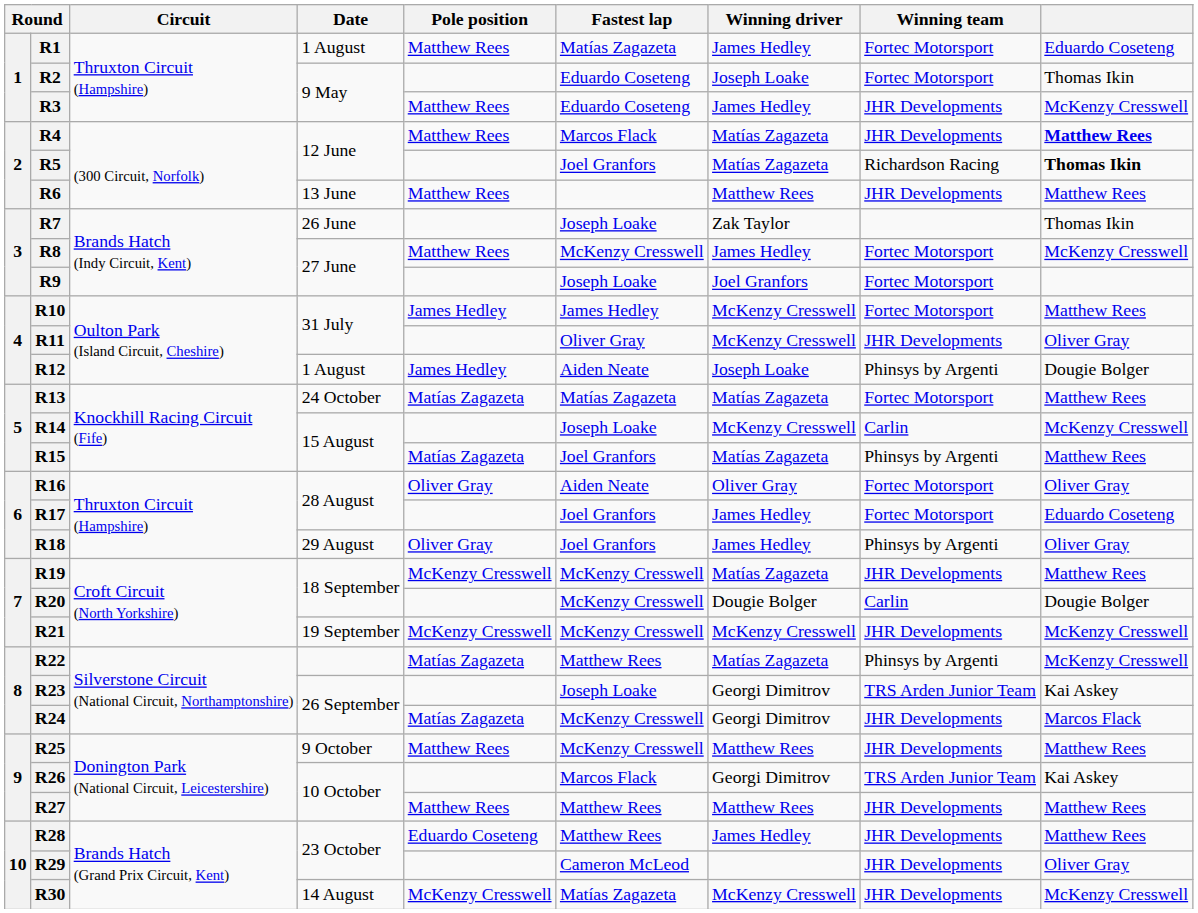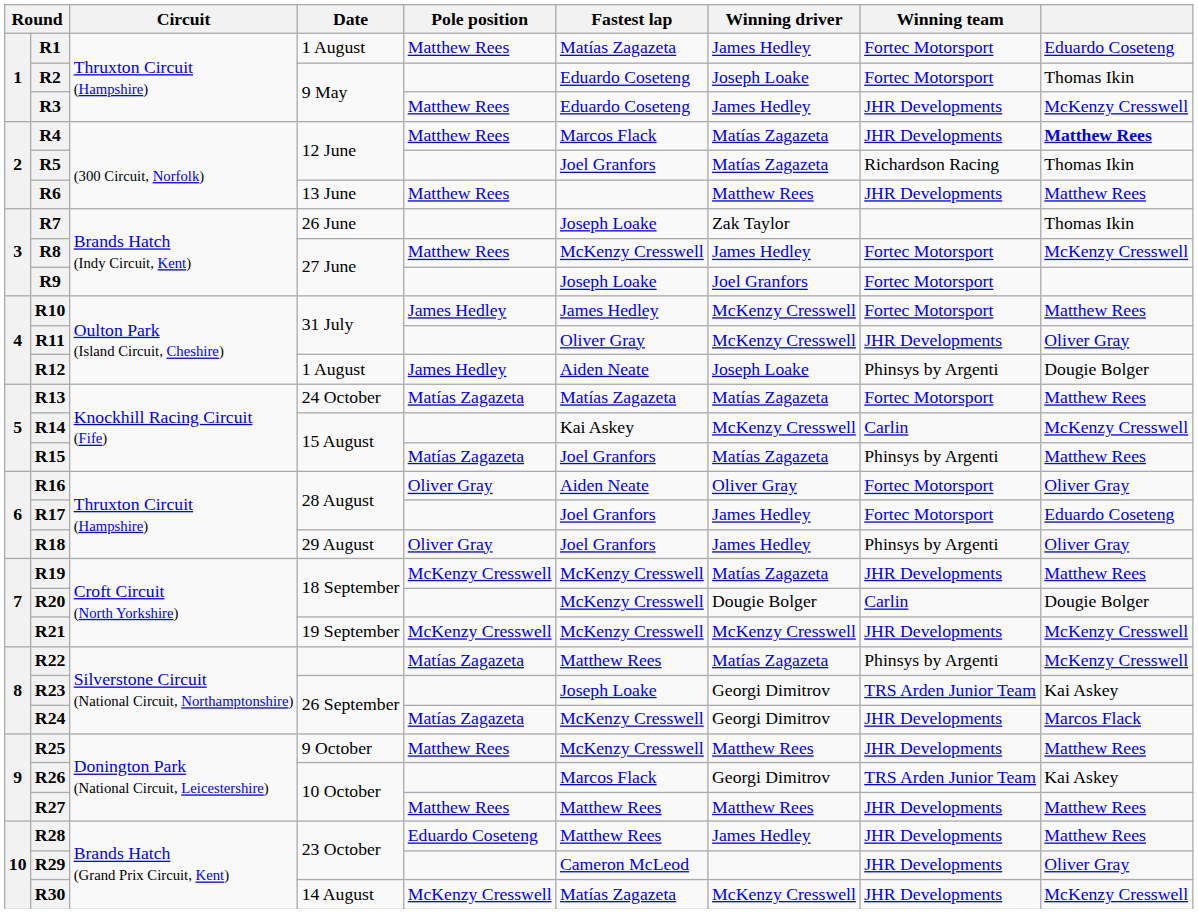(1093, 164) bold -> (1089, 164) normal
(608, 427) Joseph Loake -> (597, 427) Kai Askey
